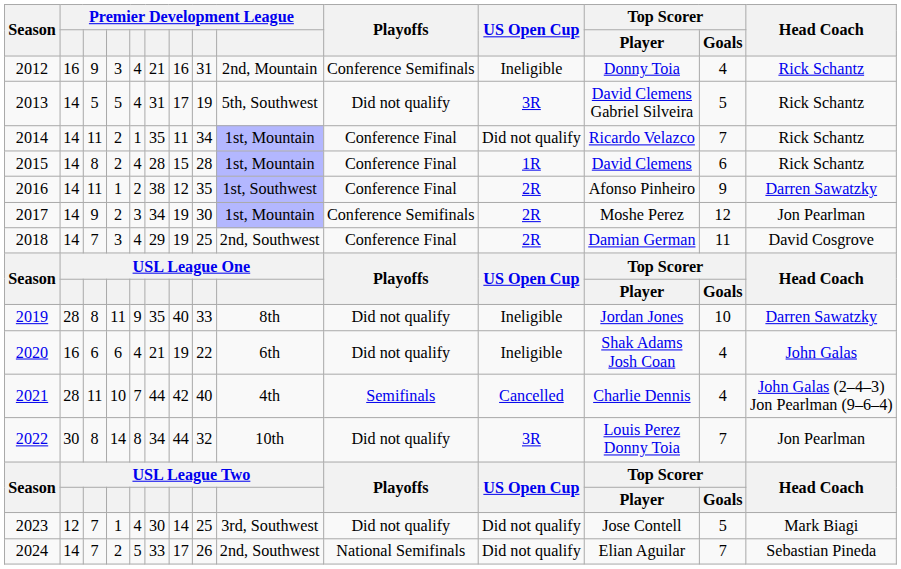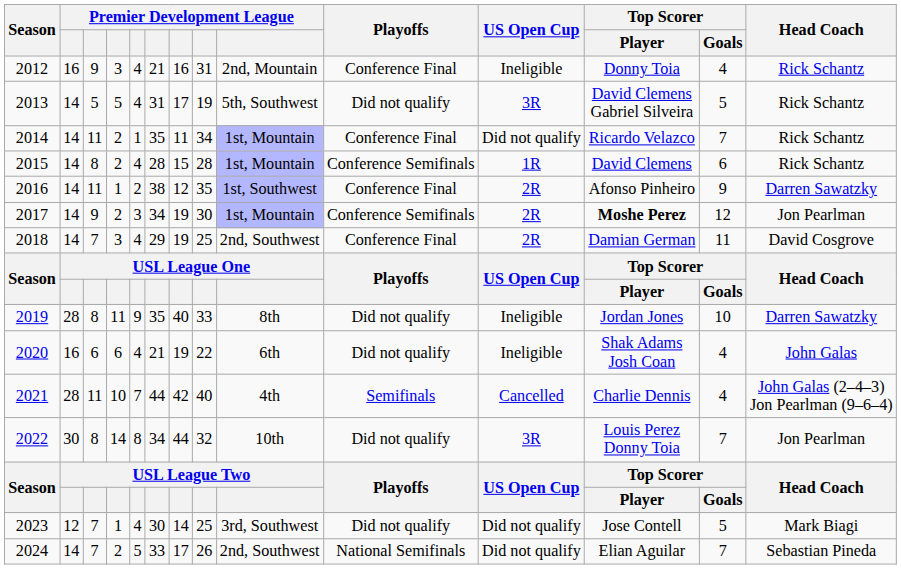(401, 68) Conference Semifinals -> (401, 68) Conference Final
(401, 163) Conference Final -> (401, 163) Conference Semifinals
(642, 214) normal -> (642, 214) bold
